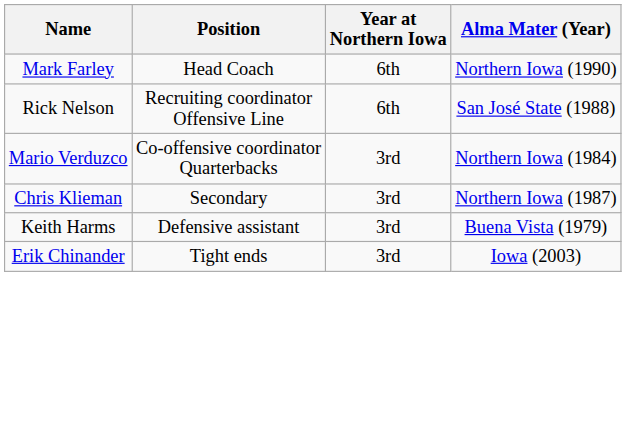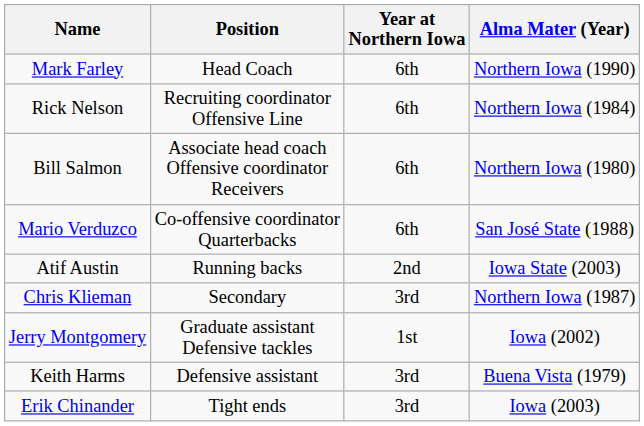(536, 108) San José State (1988) -> (555, 108) Northern Iowa (1984)
+ row: (78, 168)
(388, 158) 3rd -> (407, 228) 6th
(536, 158) Northern Iowa (1984) -> (555, 228) San José State (1988)
+ row: (78, 268)
+ row: (78, 337)
